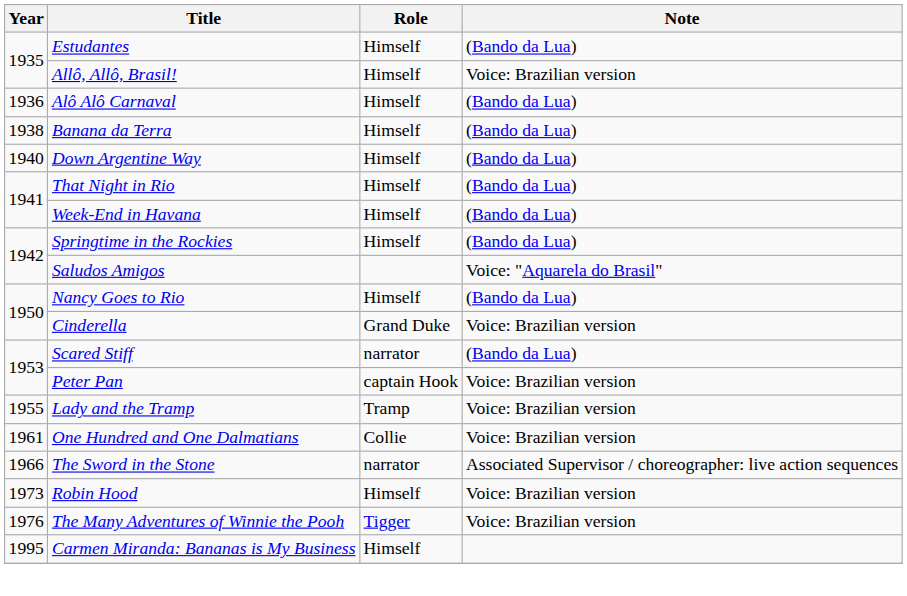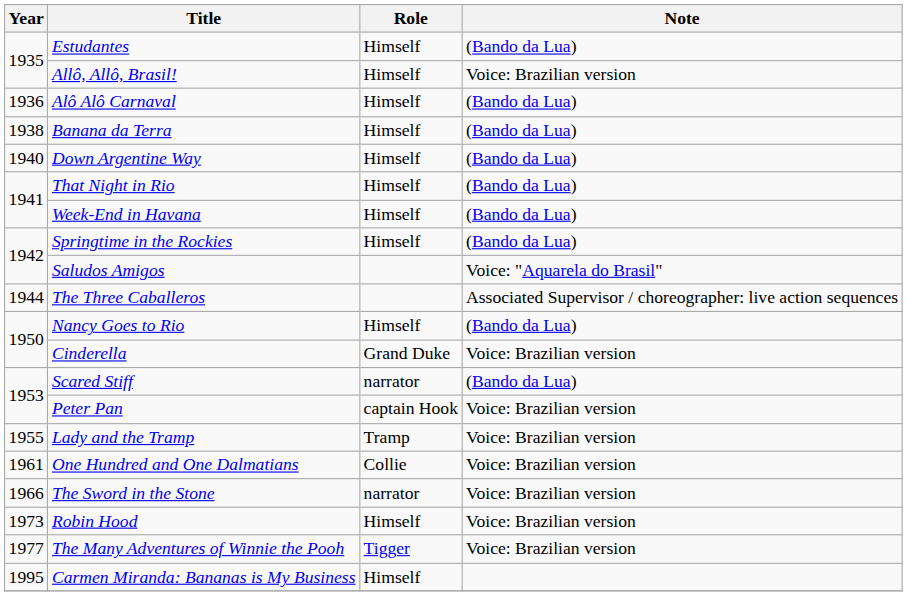+ row: (129, 297)
(682, 465) Associated Supervisor / choreographer: live action sequences -> (551, 492) Voice: Brazilian version
(26, 520) 1976 -> (26, 548) 1977
